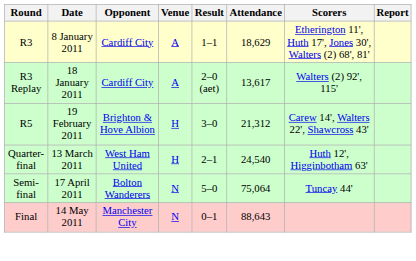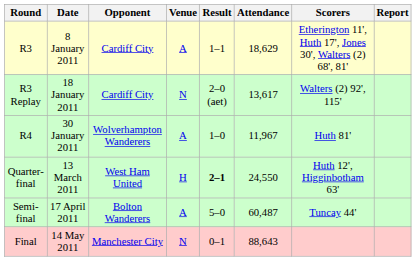(175, 83) A -> (183, 95) N
+ row: (26, 136)
- row: (26, 124)
(209, 159) normal -> (217, 177) bold
(256, 159) 24,540 -> (263, 177) 24,550
(175, 188) N -> (183, 212) A
(256, 188) 75,064 -> (263, 212) 60,487
